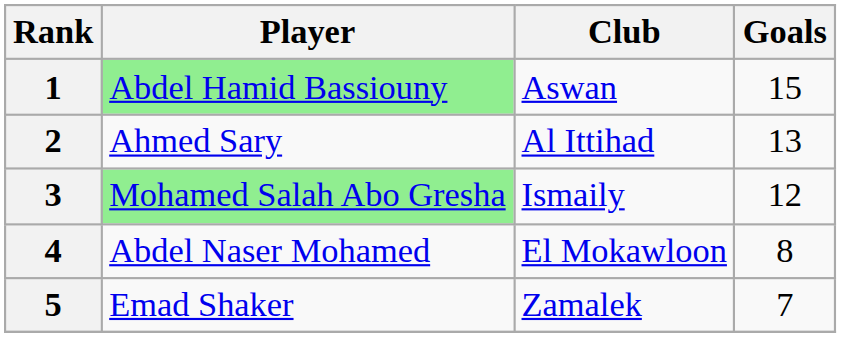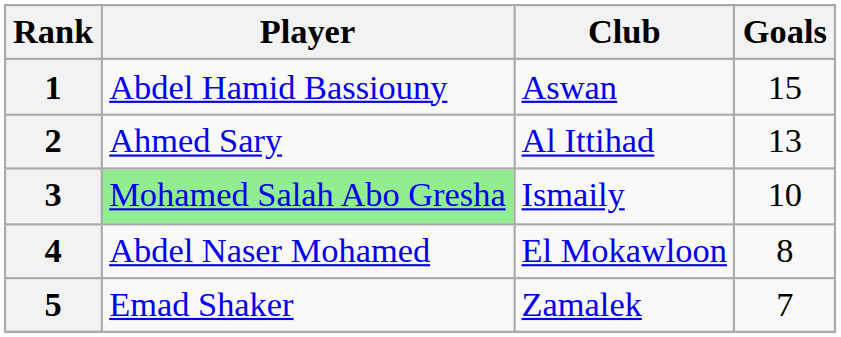(278, 86) lightgreen background -> (278, 86) no background
(785, 195) 12 -> (785, 195) 10
